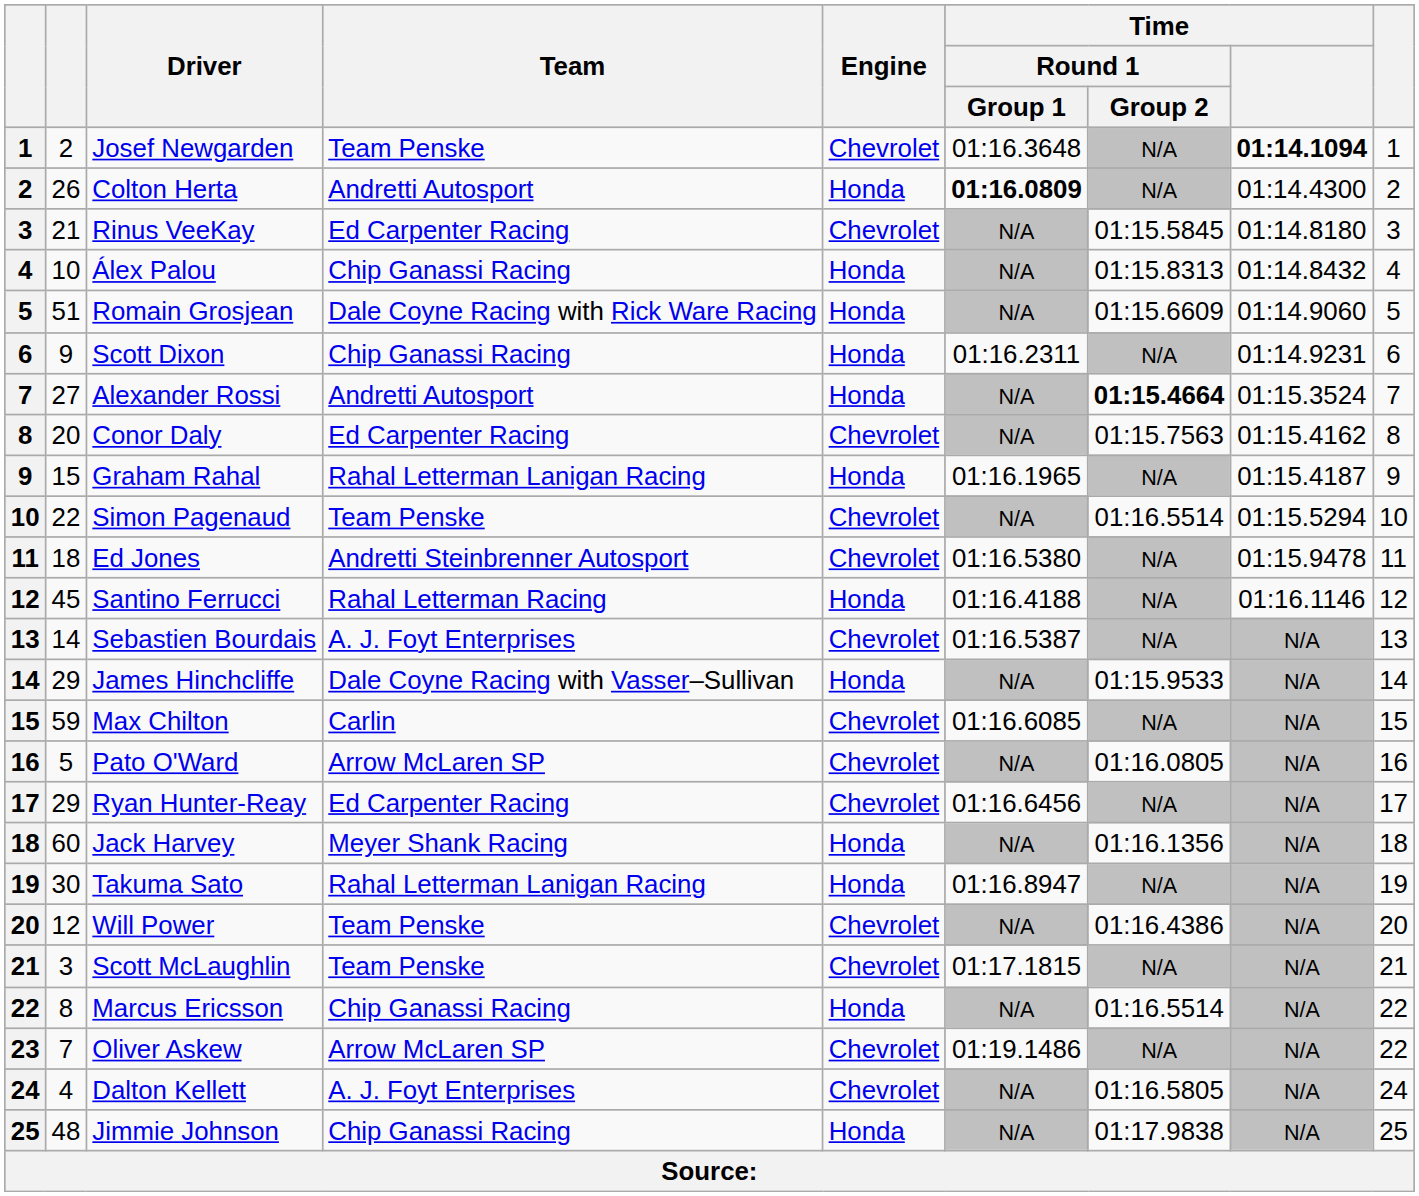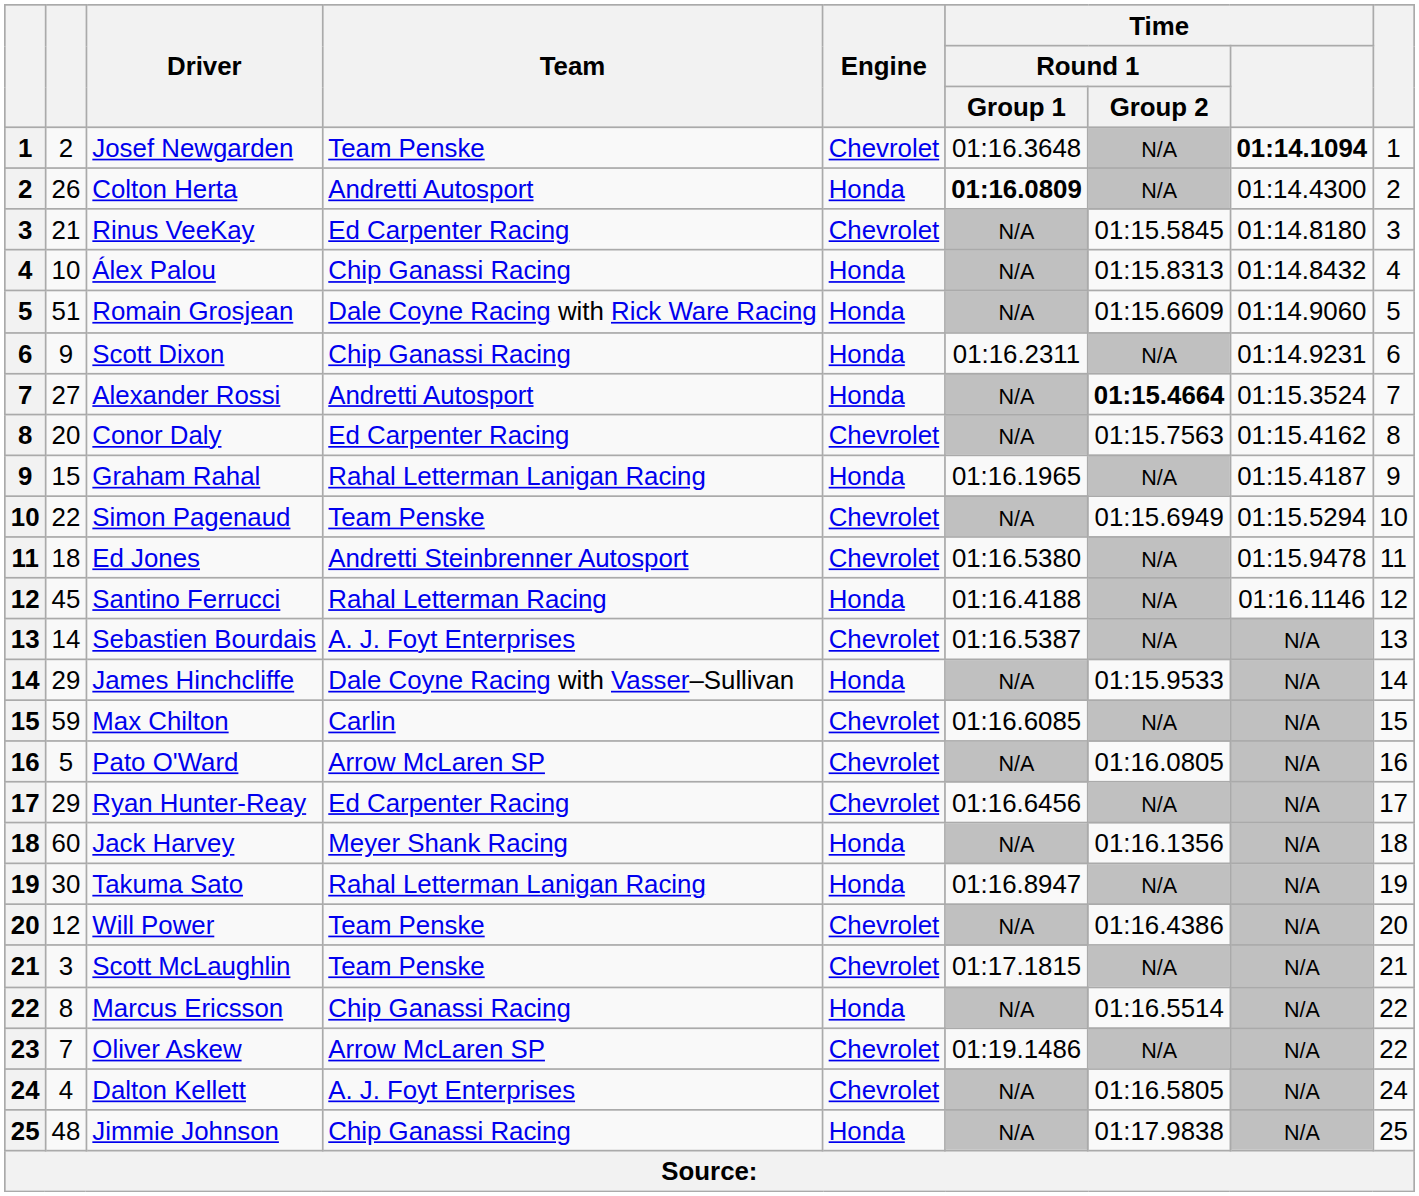(1159, 516) 01:16.5514 -> (1159, 516) 01:15.6949
